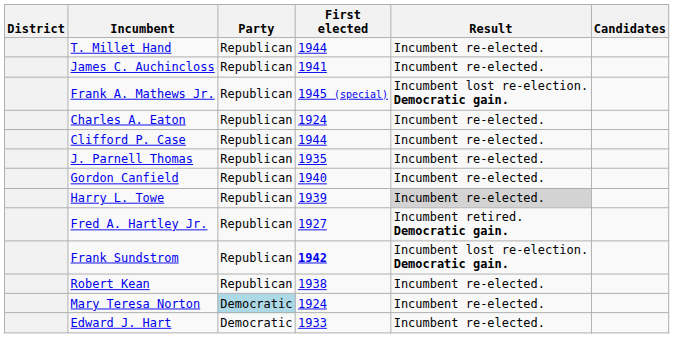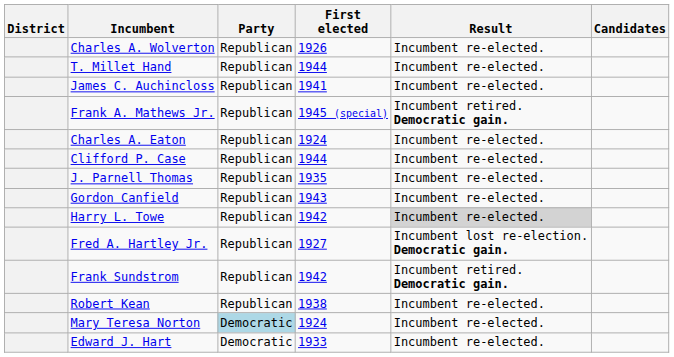+ row: (143, 47)
(491, 93) Incumbent lost re-election. Democratic gain. -> (459, 113) Incumbent retired. Democratic gain.
(312, 178) 1940 -> (312, 198) 1943
(312, 198) 1939 -> (312, 217) 1942
(459, 224) Incumbent retired. Democratic gain. -> (491, 244) Incumbent lost re-election. Democratic gain.
(312, 257) bold -> (312, 277) normal
(491, 257) Incumbent lost re-election. Democratic gain. -> (459, 277) Incumbent retired. Democratic gain.
